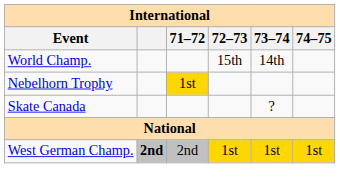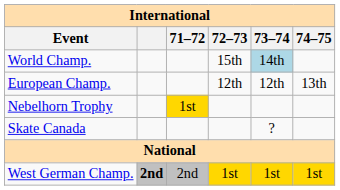(272, 60) no background -> (272, 60) lightblue background
+ row: (59, 83)
